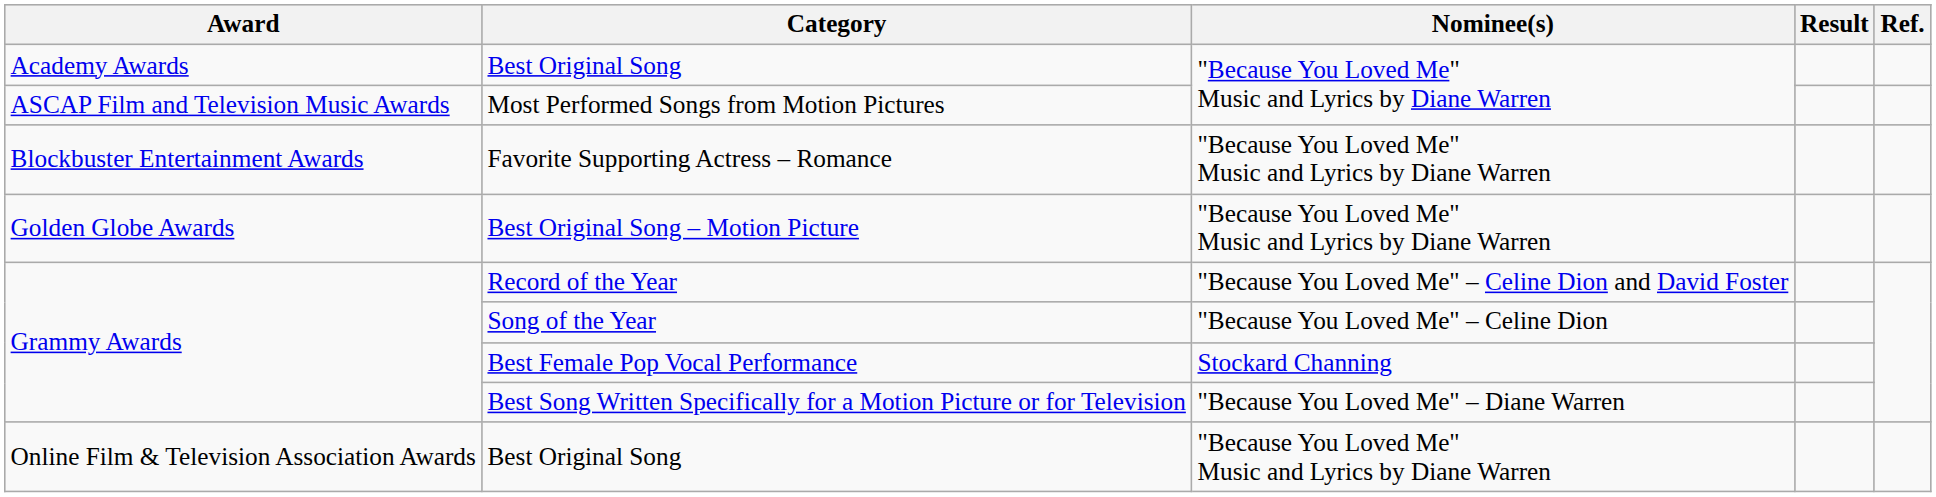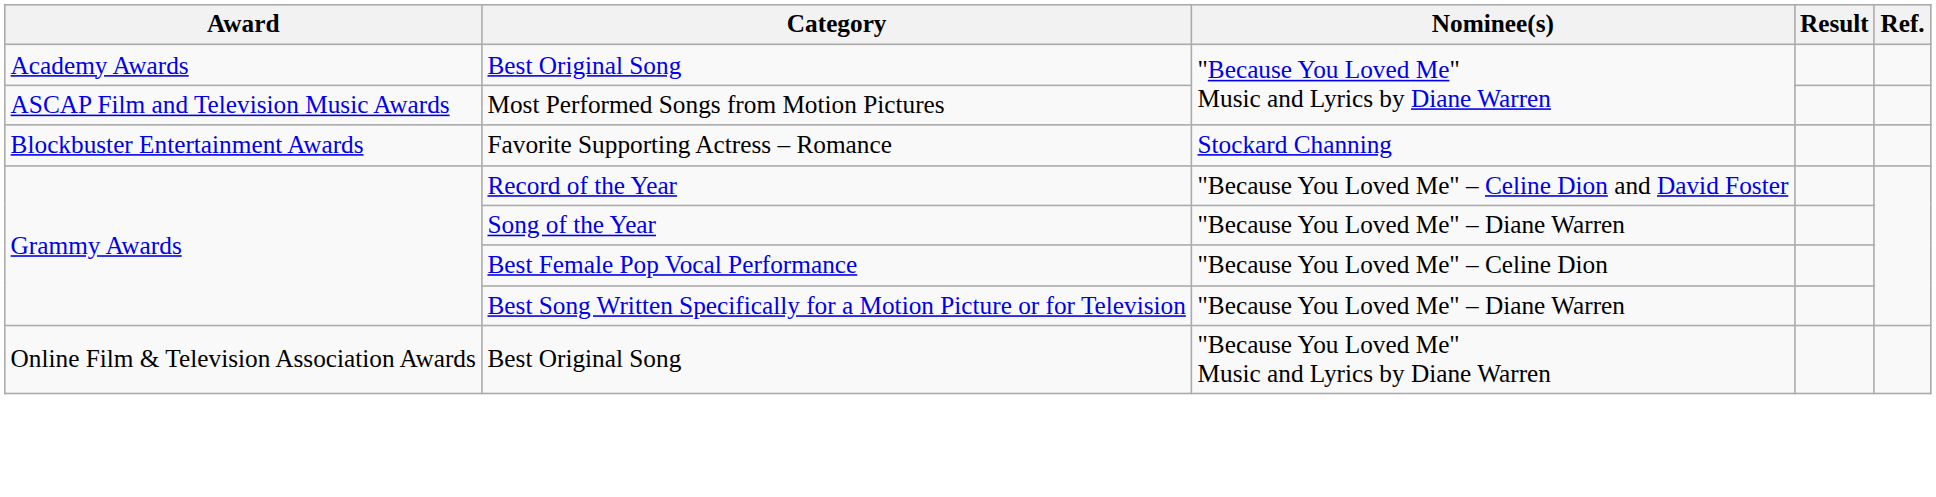(1374, 159) "Because You Loved Me" Music and Lyrics by Diane Warren -> (1295, 144) Stockard Channing
- row: (123, 227)
(1403, 321) "Because You Loved Me" – Celine Dion -> (1411, 225) "Because You Loved Me" – Diane Warren
(1295, 362) Stockard Channing -> (1403, 265) "Because You Loved Me" – Celine Dion
